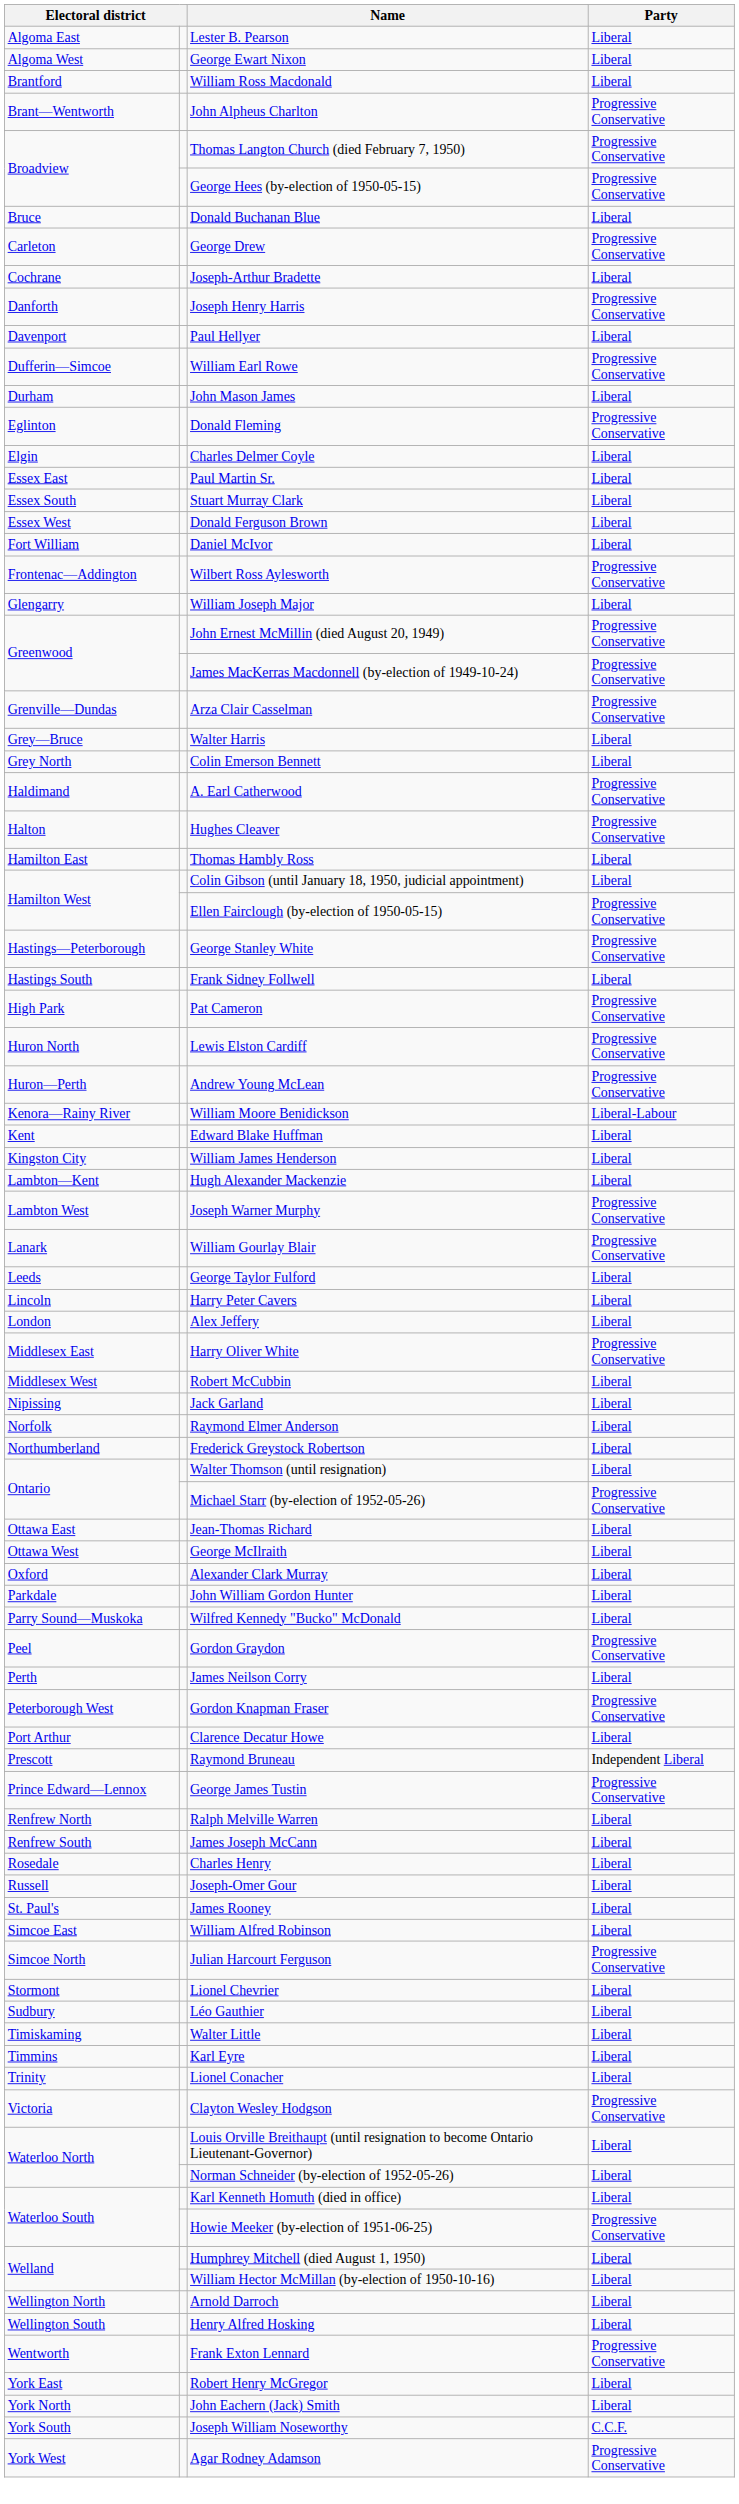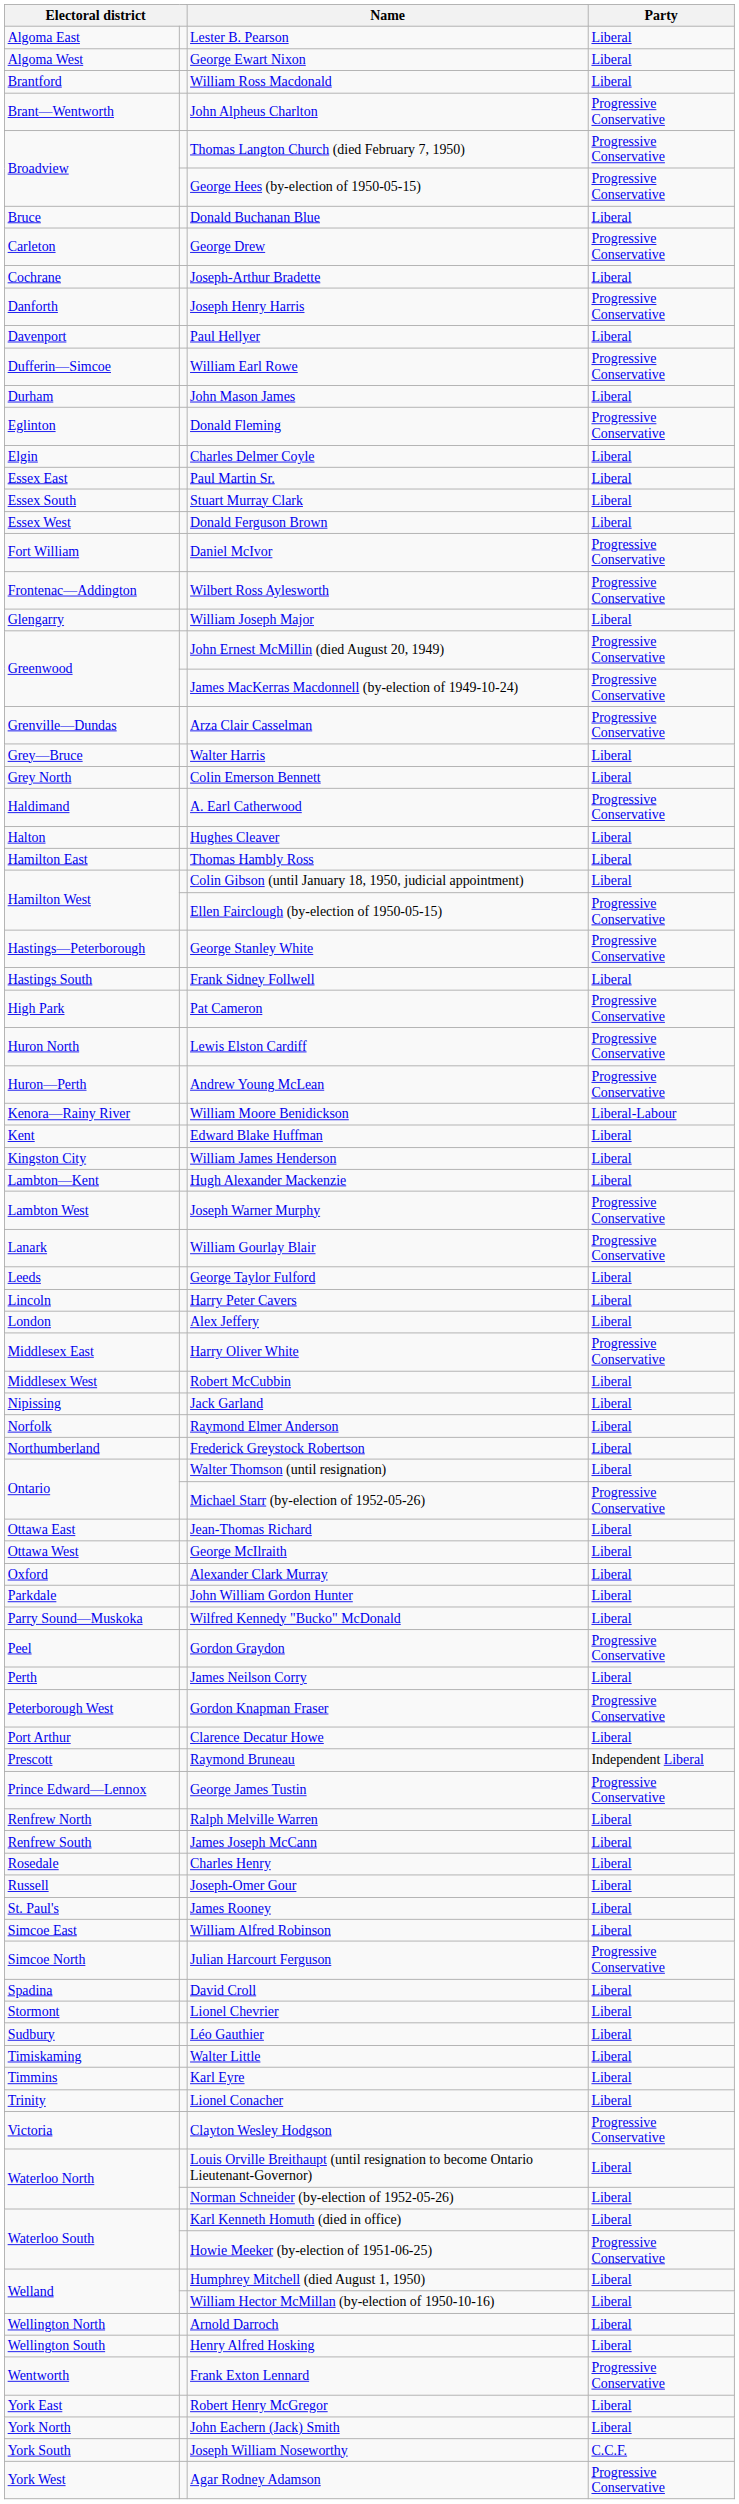(612, 544) Liberal -> (628, 552) Progressive Conservative
(628, 829) Progressive Conservative -> (612, 837) Liberal
+ row: (223, 1990)
